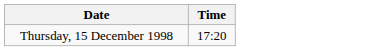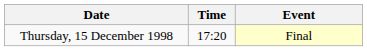+ column: (299, 14)
